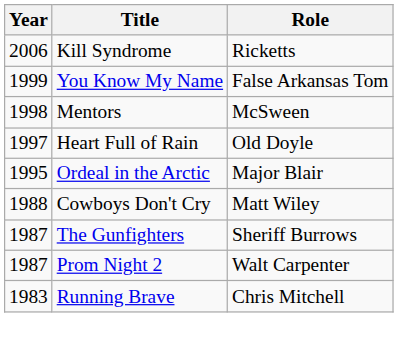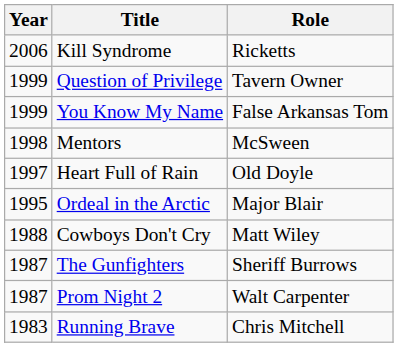+ row: (140, 81)
